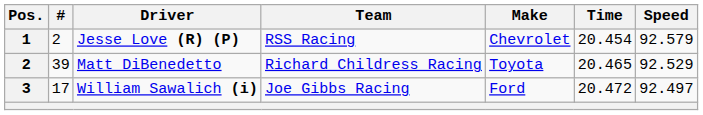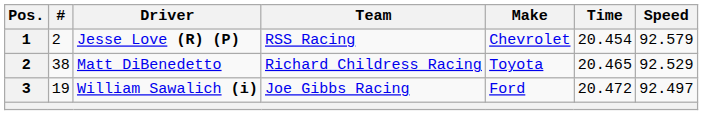(61, 66) 39 -> (61, 66) 38
(61, 90) 17 -> (61, 90) 19
